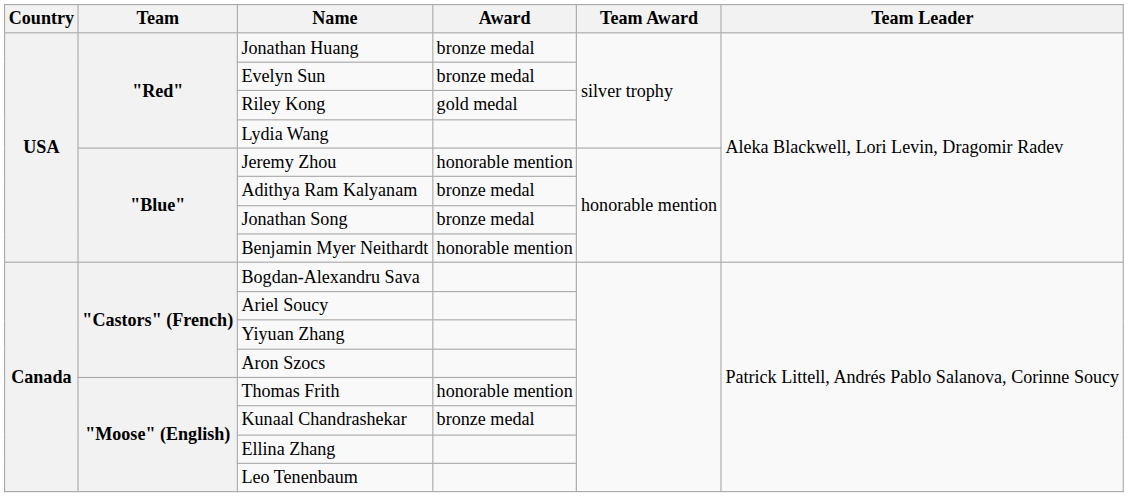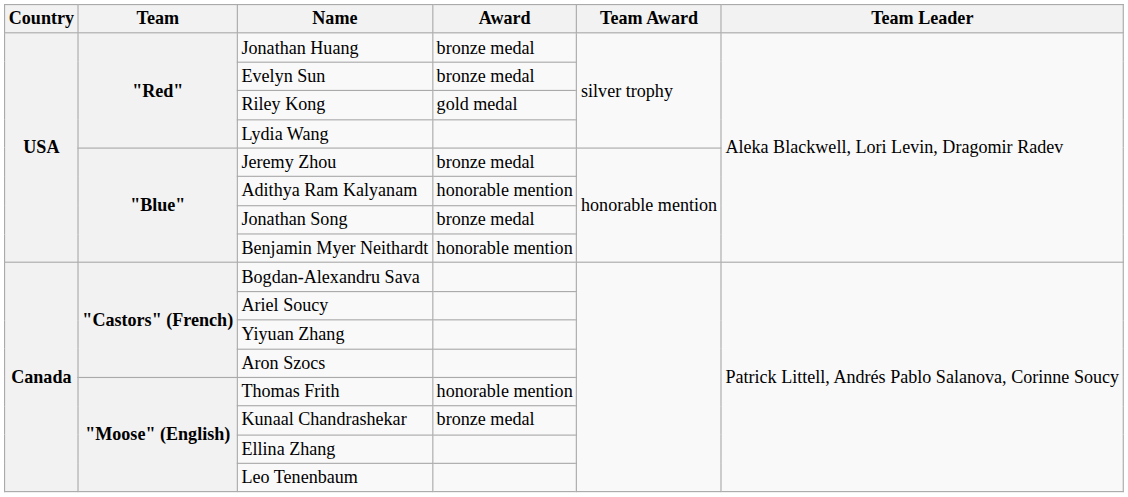(505, 162) honorable mention -> (486, 162) bronze medal
(486, 190) bronze medal -> (505, 190) honorable mention
